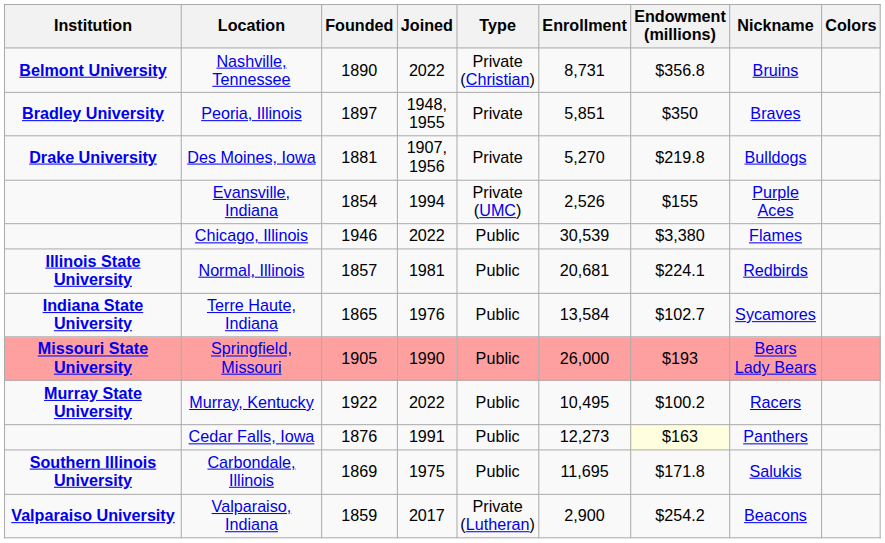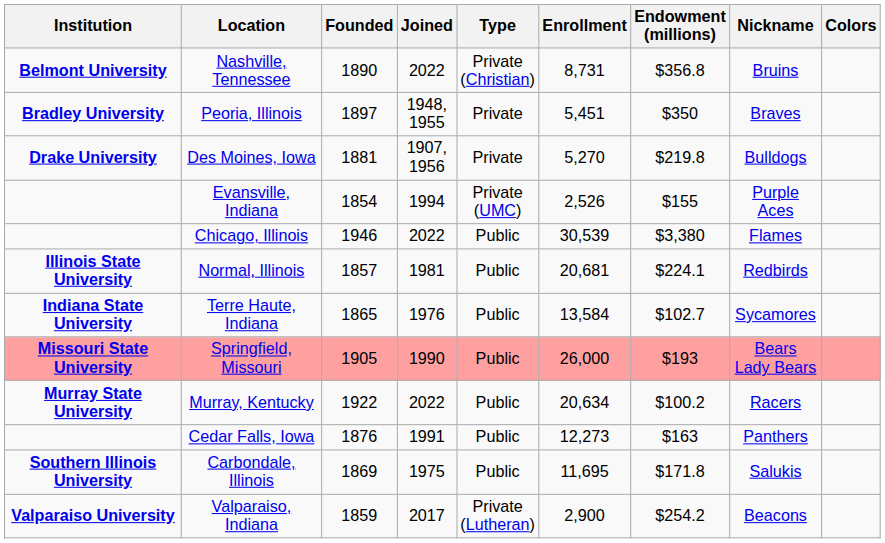(585, 114) 5,851 -> (585, 114) 5,451
(585, 402) 10,495 -> (585, 402) 20,634
(680, 437) lightyellow background -> (680, 437) no background
